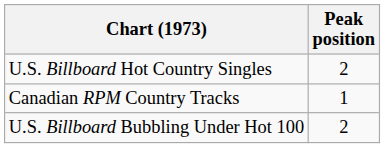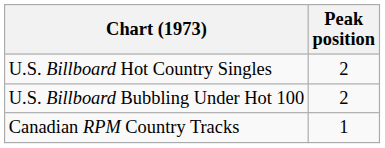rows swapped: (156, 127) <-> (124, 98)
